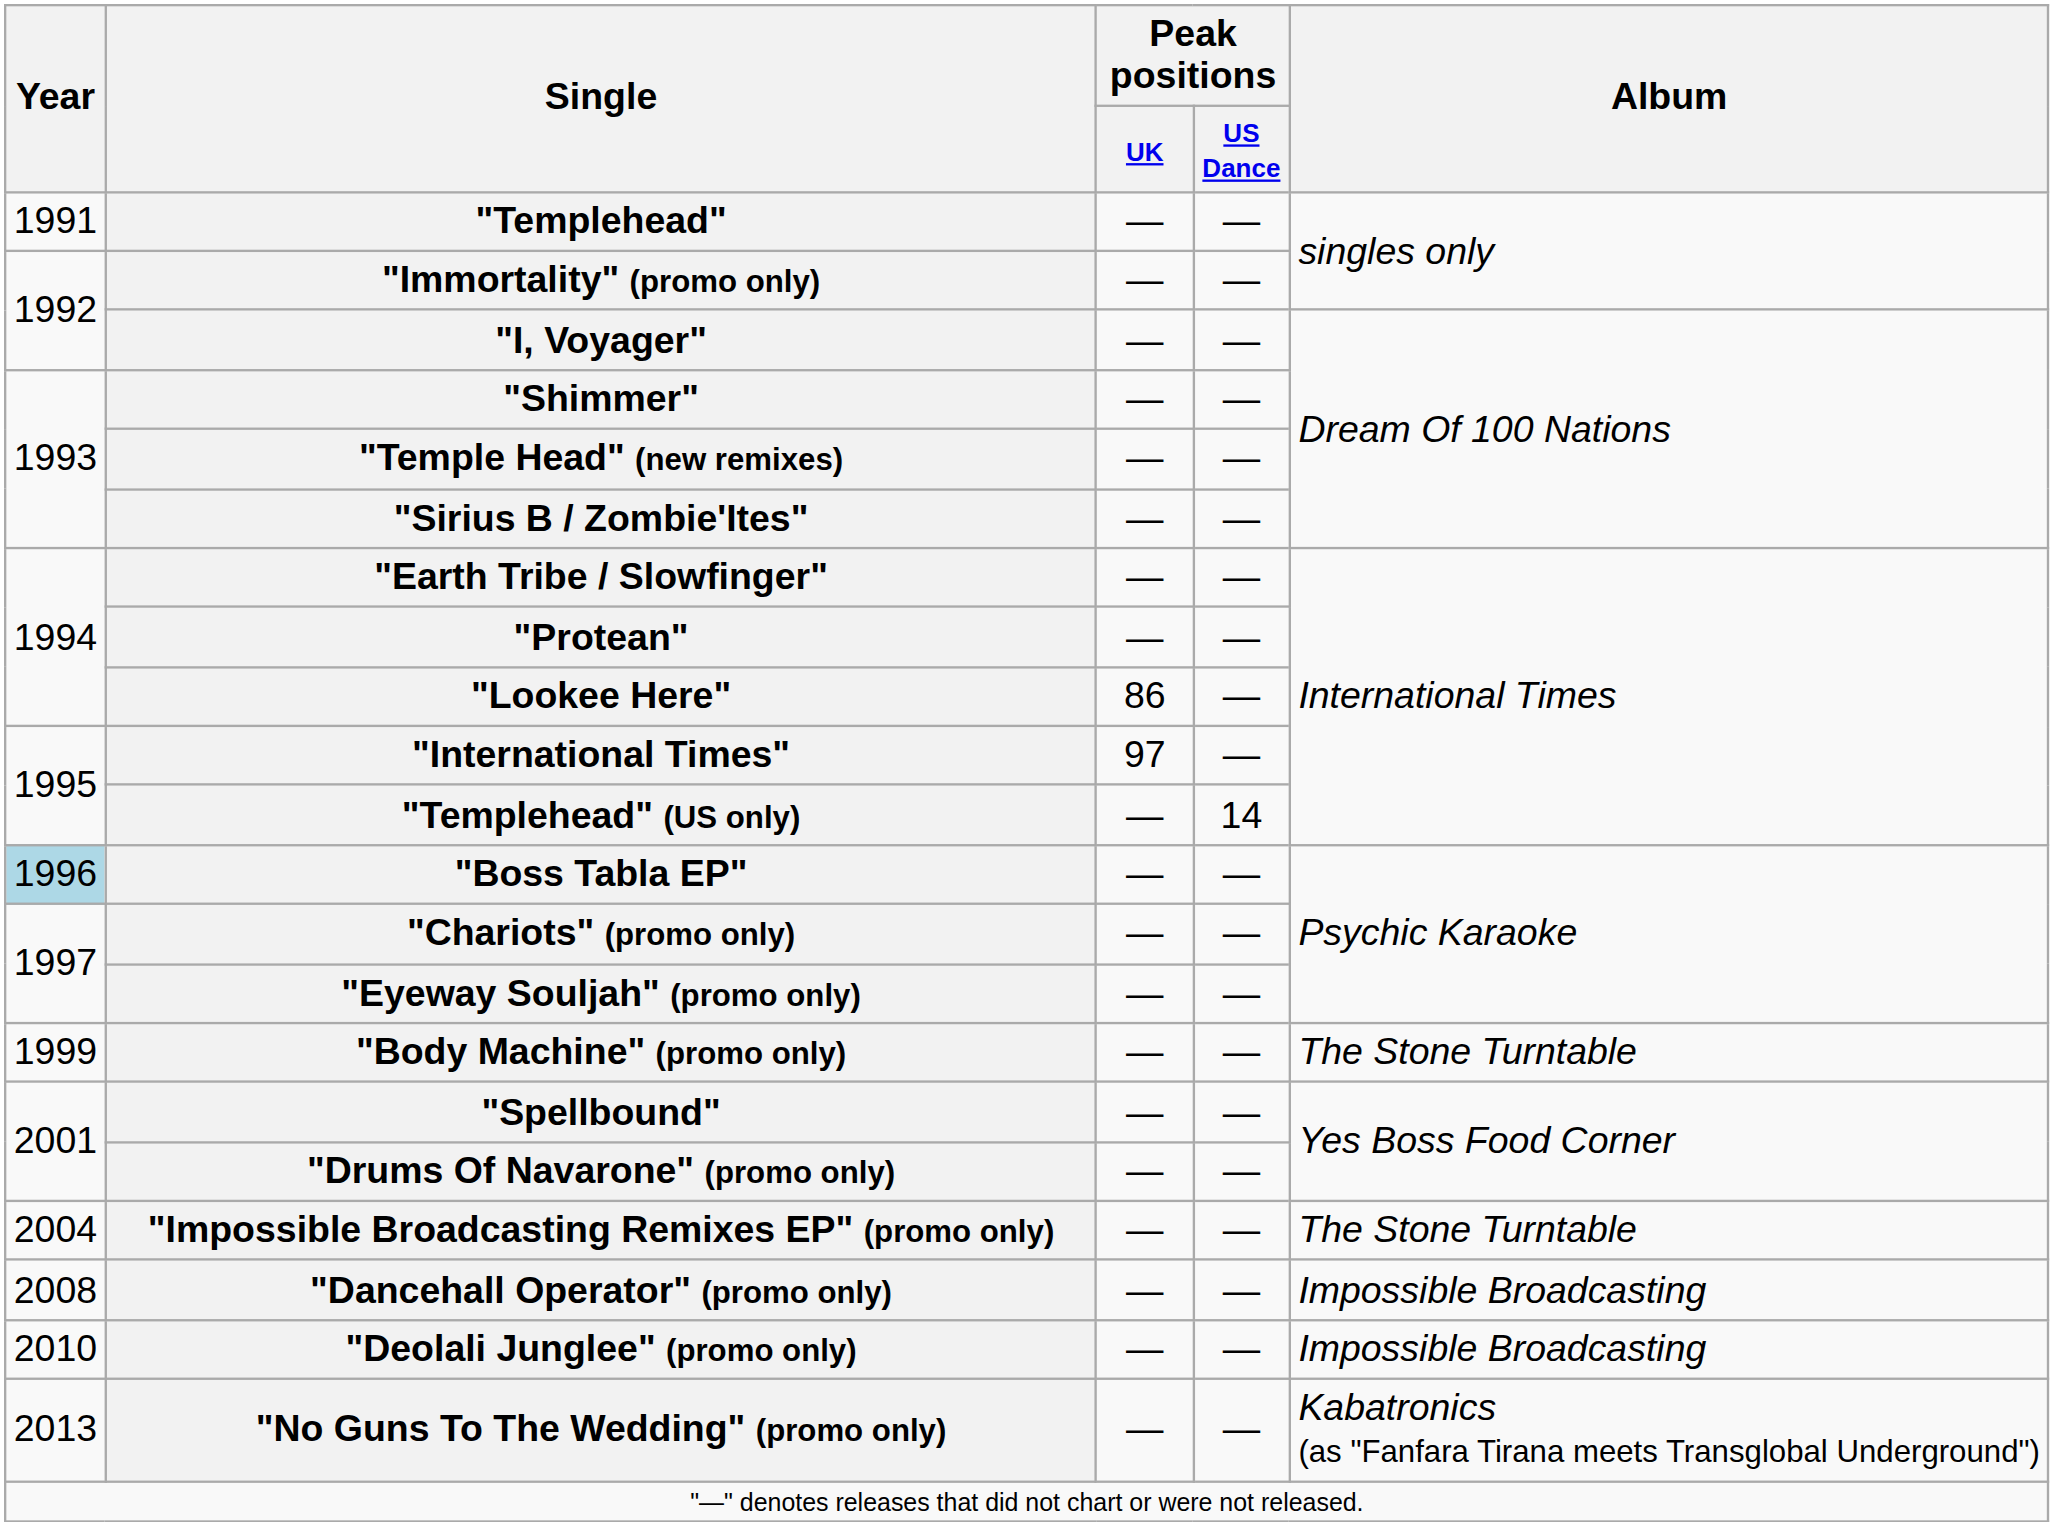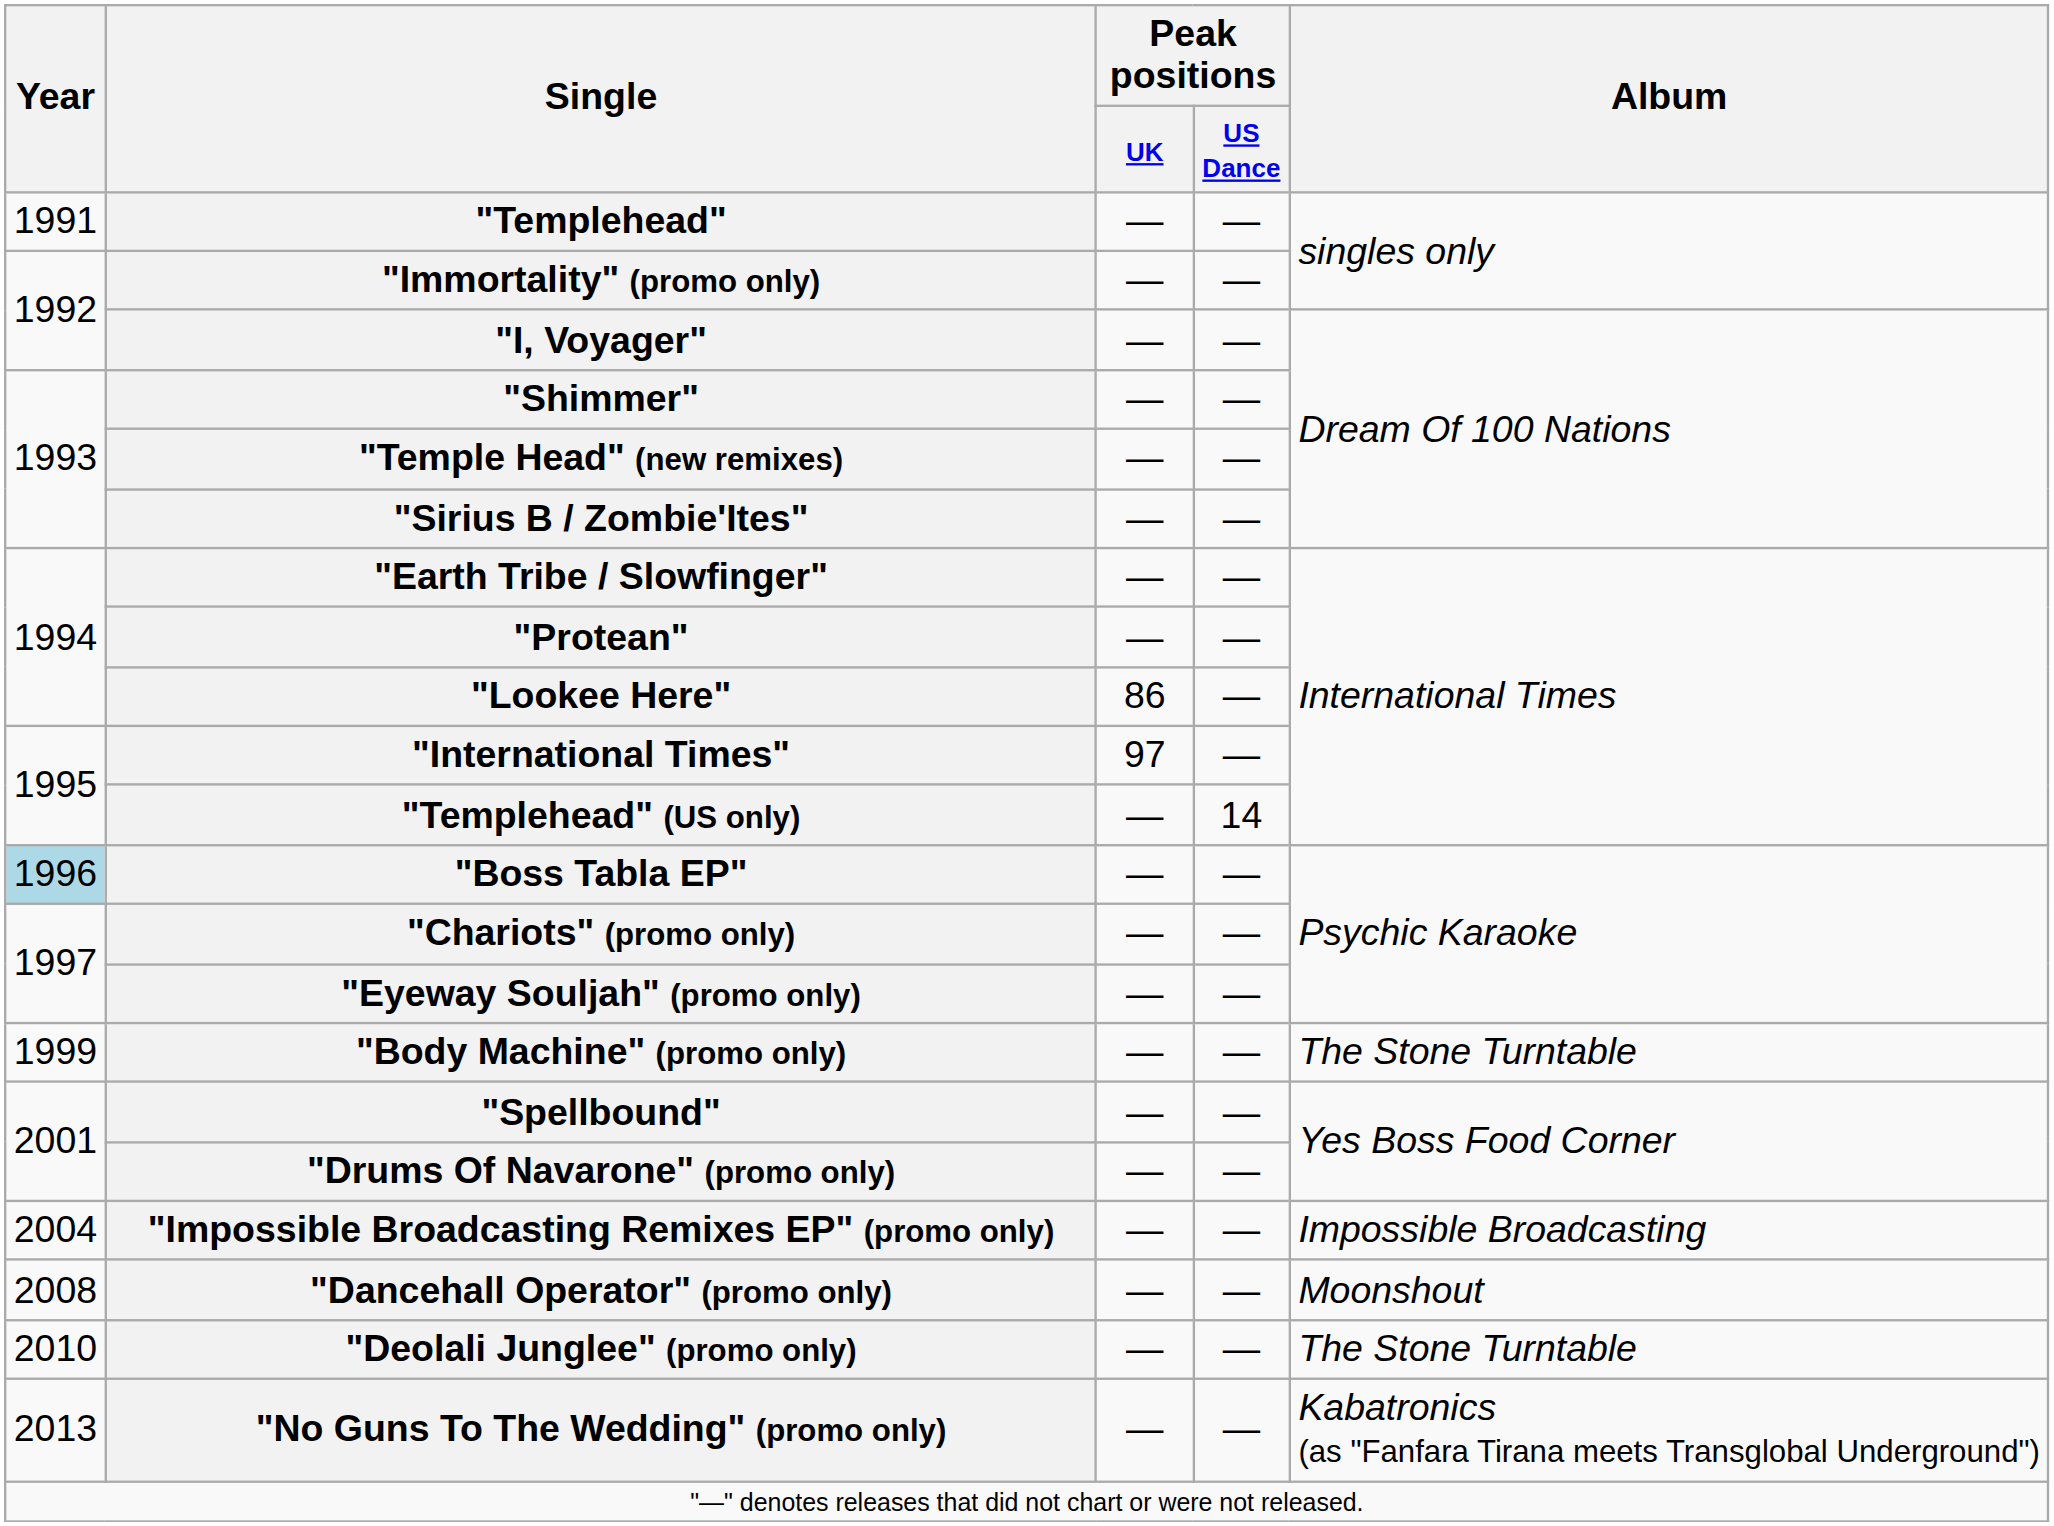(1468, 1230) The Stone Turntable -> (1502, 1230) Impossible Broadcasting
(1502, 1289) Impossible Broadcasting -> (1391, 1289) Moonshout
(1502, 1348) Impossible Broadcasting -> (1468, 1348) The Stone Turntable
